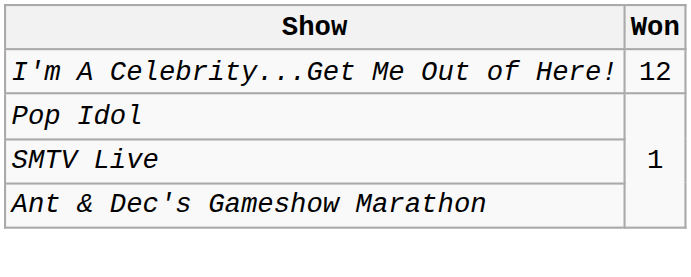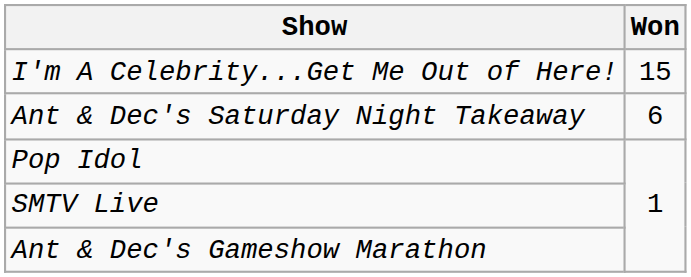(655, 72) 12 -> (655, 72) 15
+ row: (298, 116)
